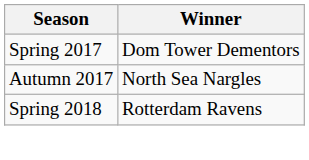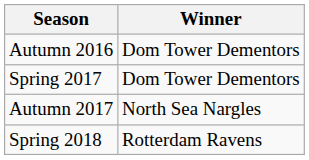+ row: (61, 49)
